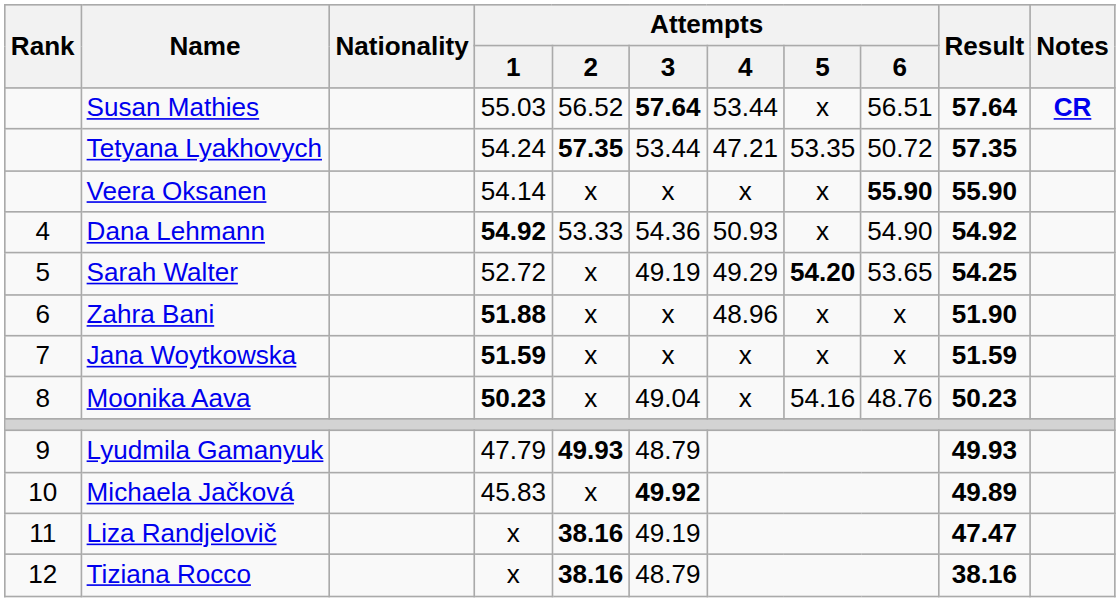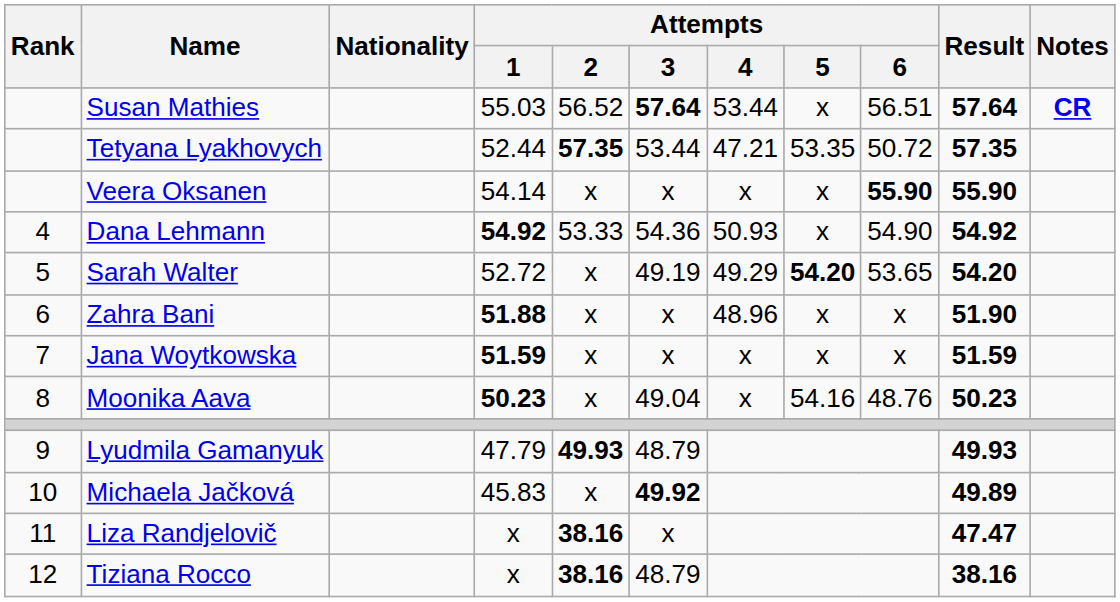(513, 149) 54.24 -> (513, 149) 52.44
(984, 273) 54.25 -> (984, 273) 54.20
(668, 533) 49.19 -> (668, 533) x
